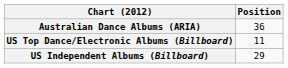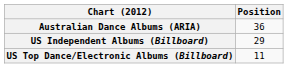rows swapped: (120, 41) <-> (120, 56)
